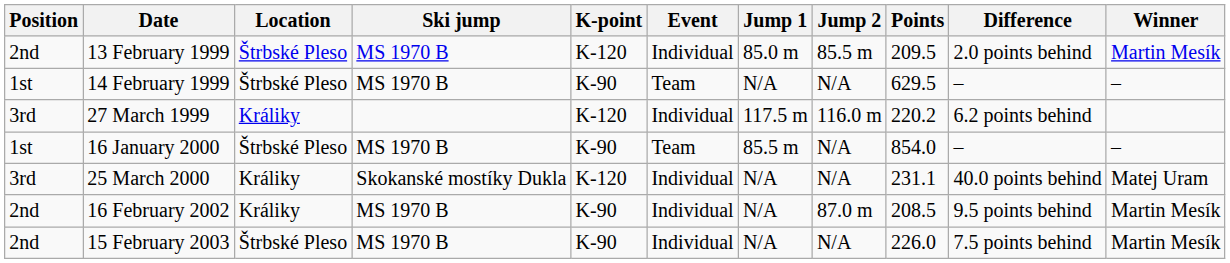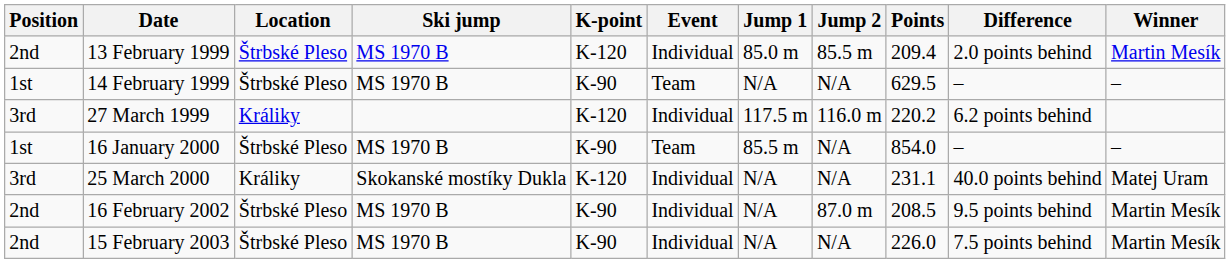(913, 52) 209.5 -> (913, 52) 209.4
(269, 210) Králiky -> (293, 210) Štrbské Pleso
